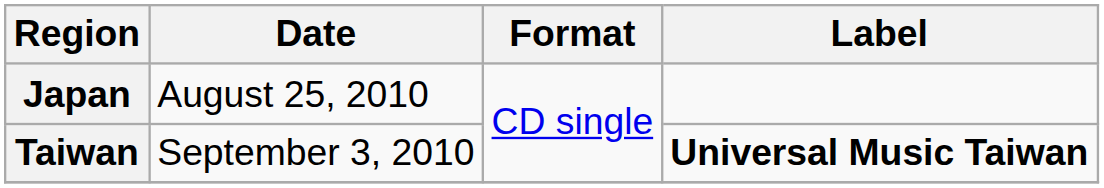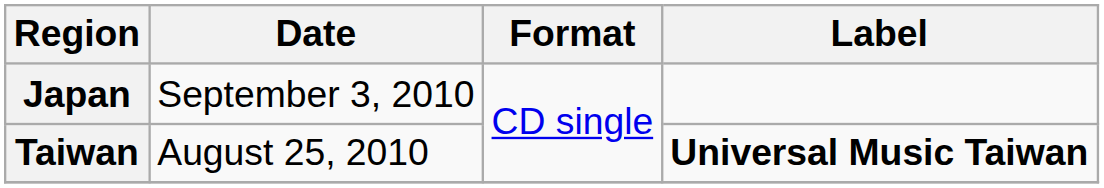(293, 93) August 25, 2010 -> (316, 93) September 3, 2010
(316, 152) September 3, 2010 -> (293, 152) August 25, 2010
